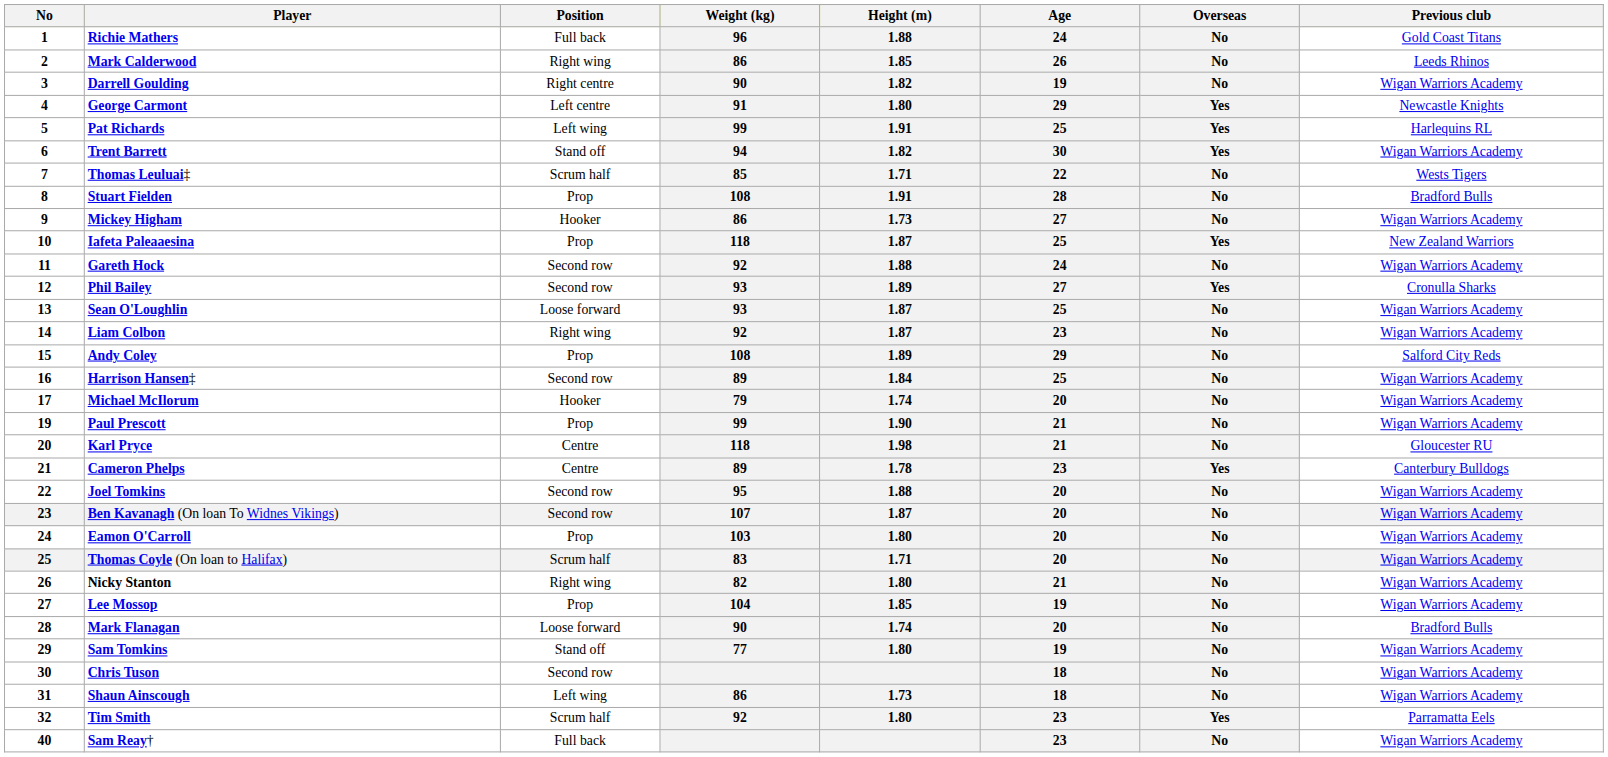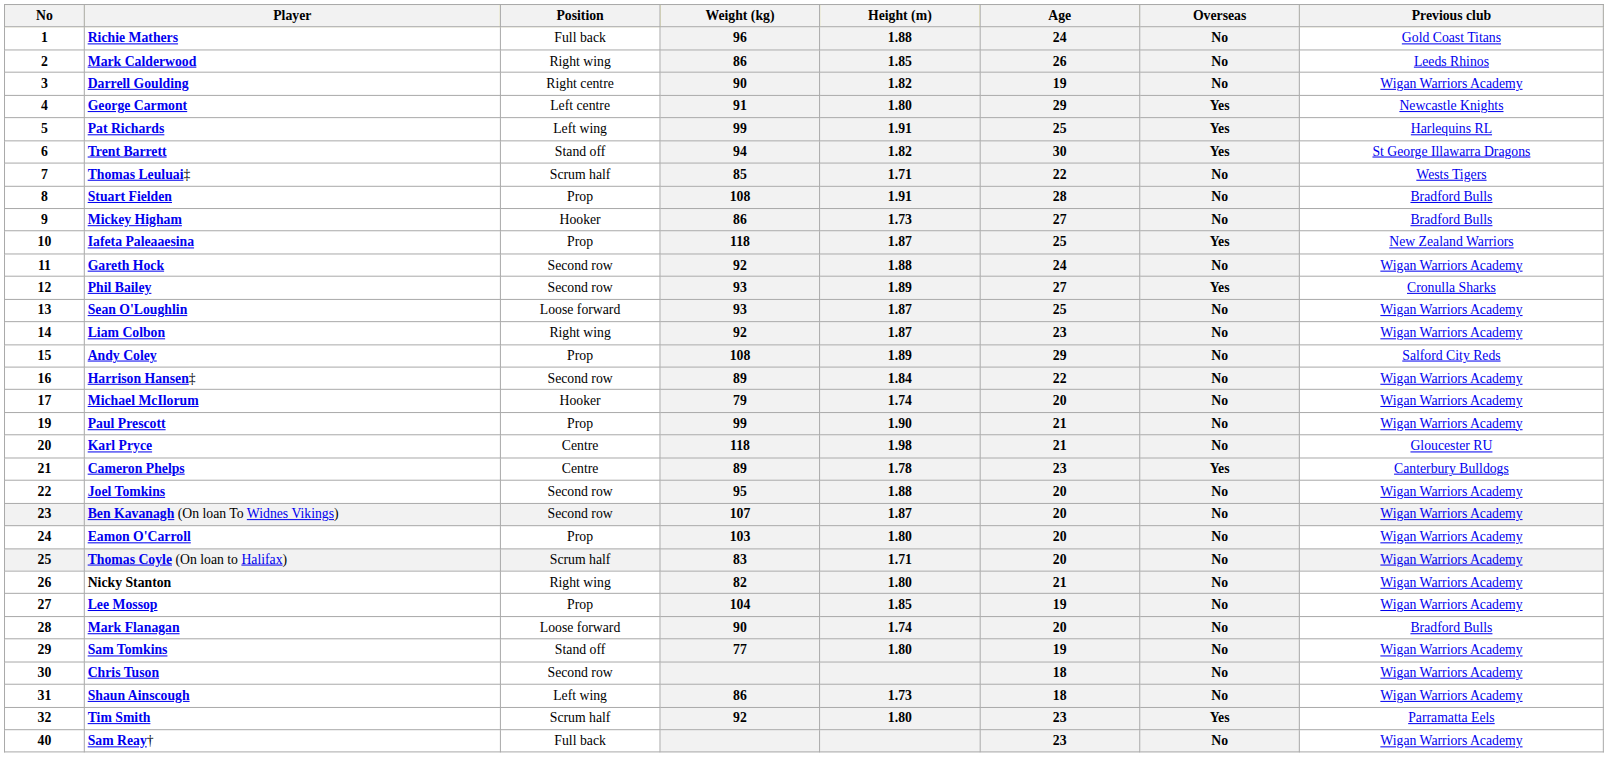(1451, 151) Wigan Warriors Academy -> (1451, 151) St George Illawarra Dragons
(1451, 219) Wigan Warriors Academy -> (1451, 219) Bradford Bulls
(1060, 378) 25 -> (1060, 378) 22
